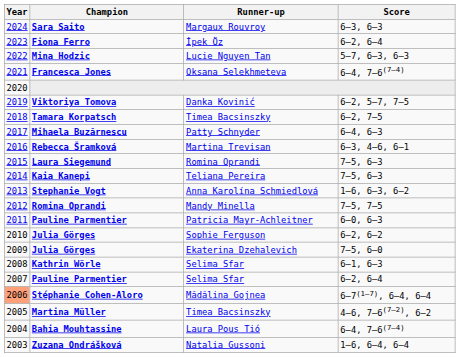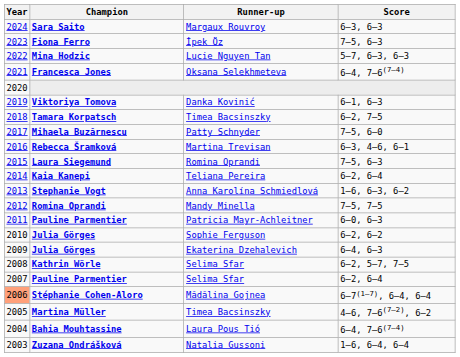(361, 41) 6–2, 6–4 -> (361, 41) 7–5, 6–3
(375, 102) 6–2, 5–7, 7–5 -> (361, 102) 6–1, 6–3
(361, 132) 6–4, 6–3 -> (361, 132) 7–5, 6–0
(361, 176) 7–5, 6–3 -> (361, 176) 6–2, 6–4
(361, 249) 7–5, 6–0 -> (361, 249) 6–4, 6–3
(361, 264) 6–1, 6–3 -> (375, 264) 6–2, 5–7, 7–5
